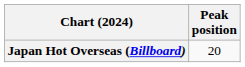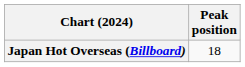(214, 51) 20 -> (214, 51) 18
